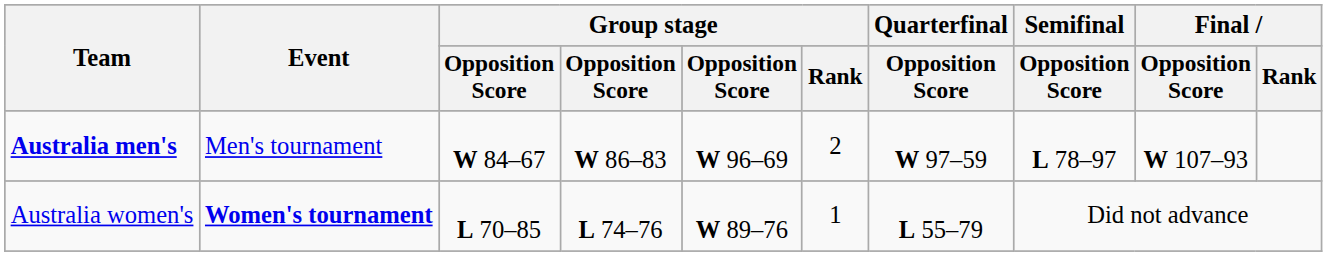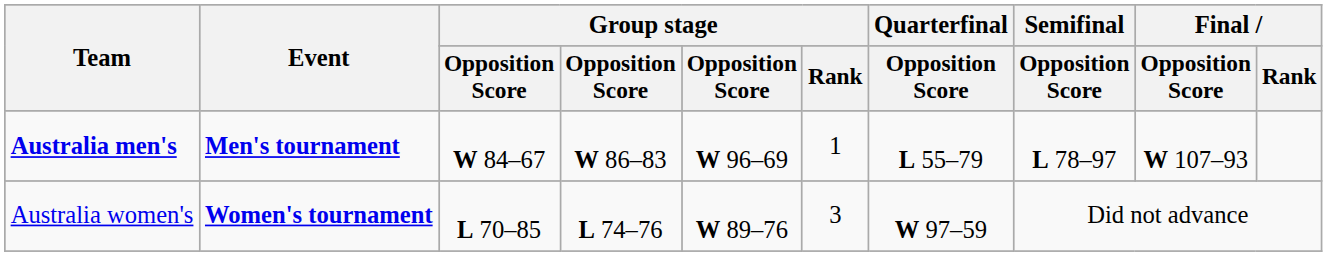(294, 146) normal -> (302, 146) bold
(835, 146) 2 -> (835, 146) 1
(941, 160) W 97–59 -> (941, 160) L 55–79
(835, 215) 1 -> (835, 215) 3
(941, 230) L 55–79 -> (941, 230) W 97–59
